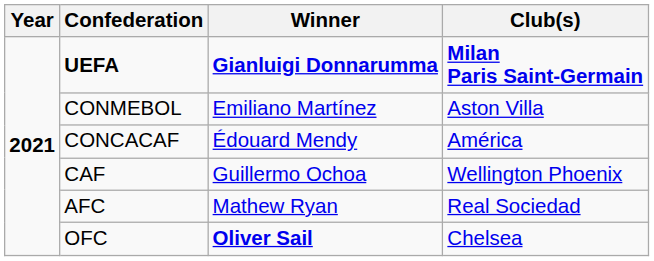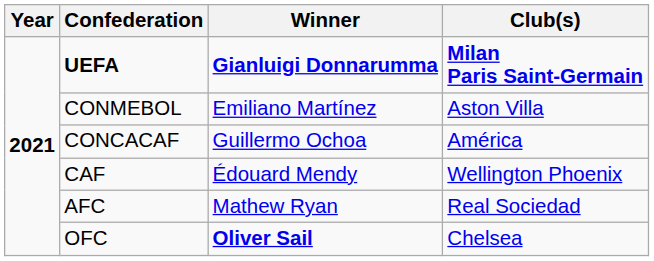(285, 141) Édouard Mendy -> (289, 141) Guillermo Ochoa
(289, 173) Guillermo Ochoa -> (285, 173) Édouard Mendy
